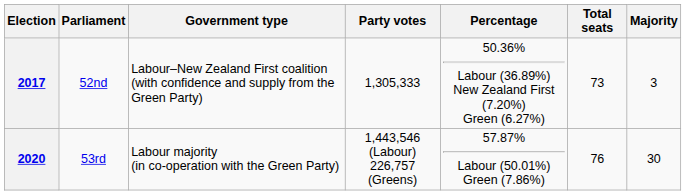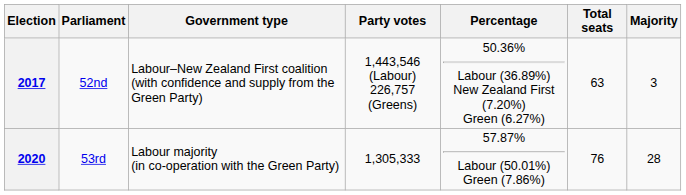(393, 83) 1,305,333 -> (393, 83) 1,443,546 (Labour) 226,757 (Greens)
(597, 83) 73 -> (597, 83) 63
(393, 159) 1,443,546 (Labour) 226,757 (Greens) -> (393, 159) 1,305,333
(654, 159) 30 -> (654, 159) 28
